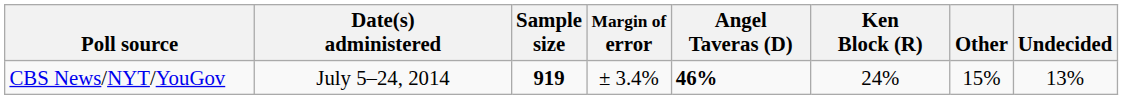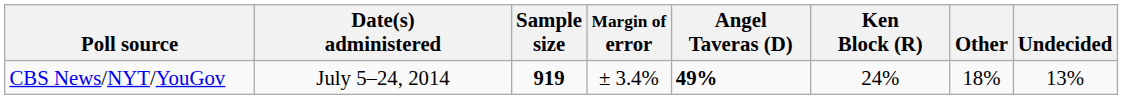(697, 77) 46% -> (697, 77) 49%
(981, 77) 15% -> (981, 77) 18%
